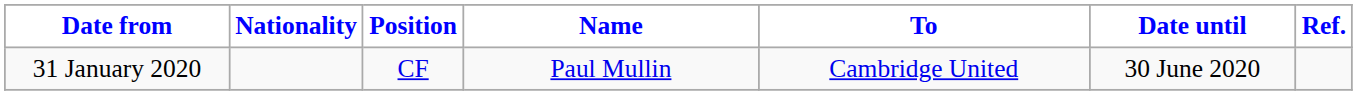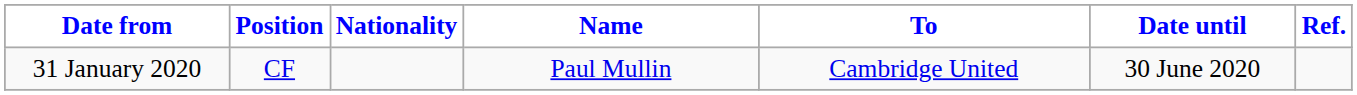columns swapped: (413, 25) <-> (296, 25)
